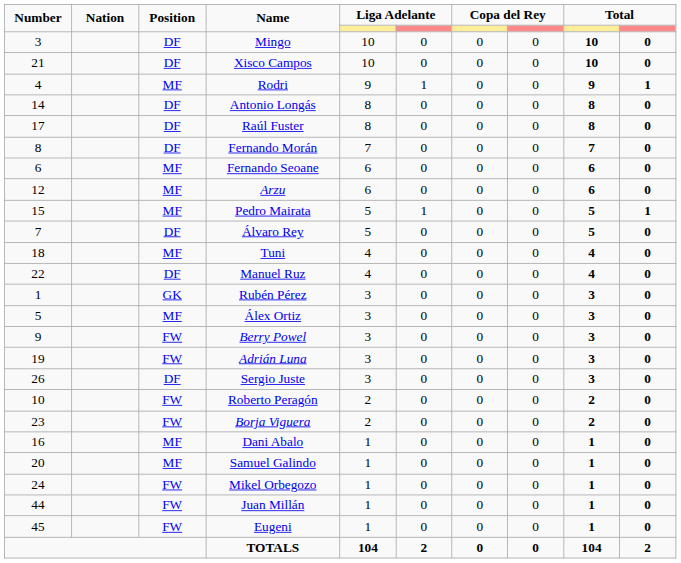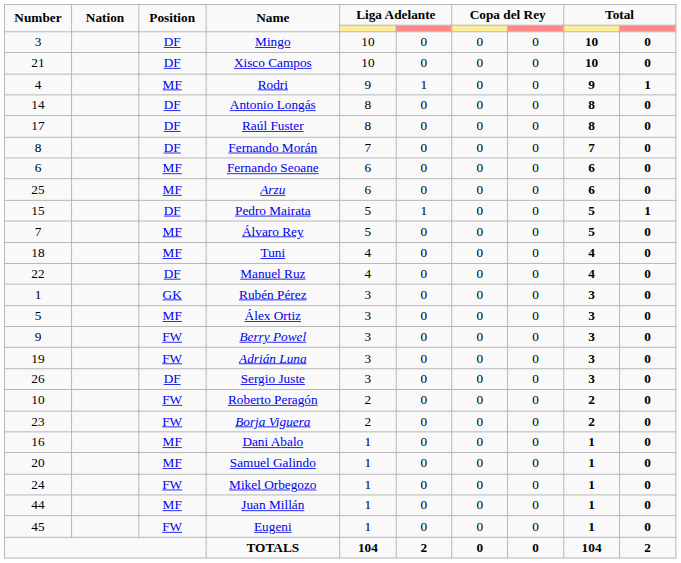(38, 189) 12 -> (38, 189) 25
(172, 210) MF -> (172, 210) DF
(172, 231) DF -> (172, 231) MF
(172, 505) FW -> (172, 505) MF
